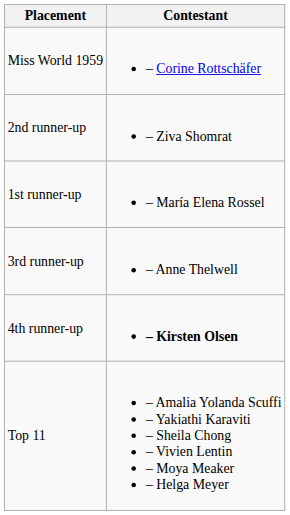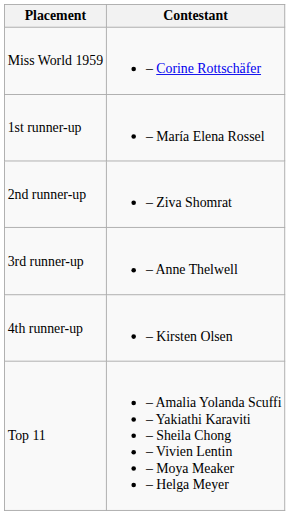rows swapped: (45, 194) <-> (47, 127)
(196, 336) bold -> (196, 336) normal
